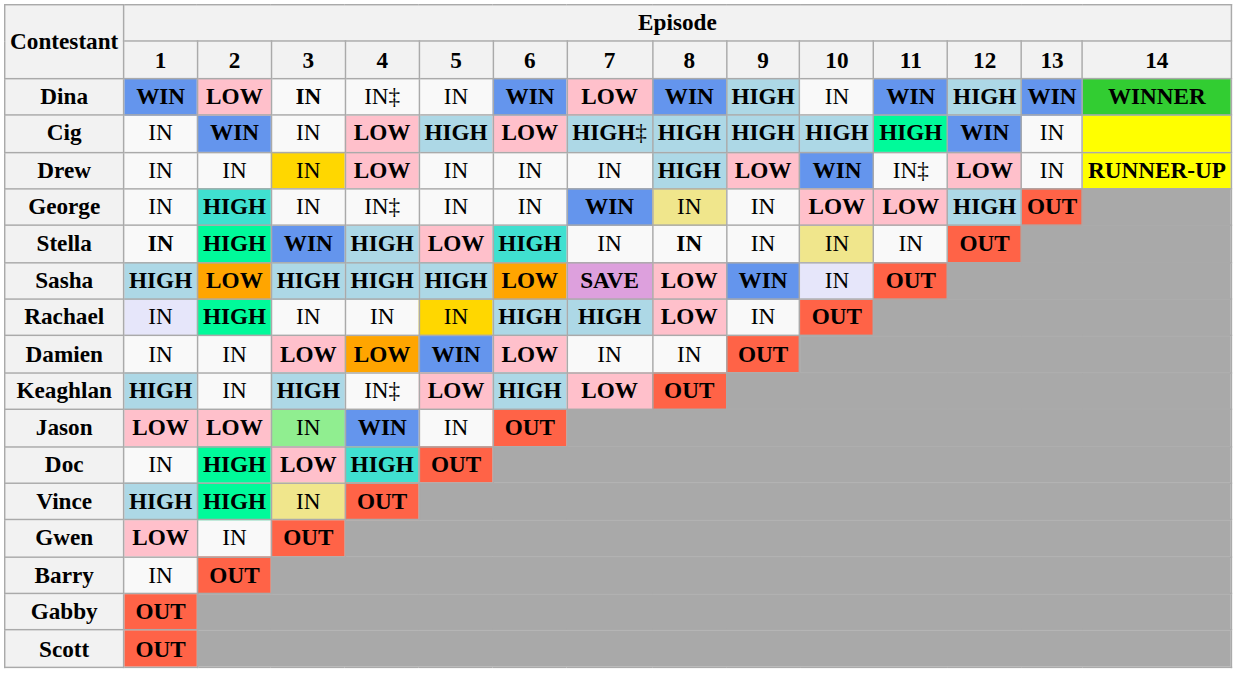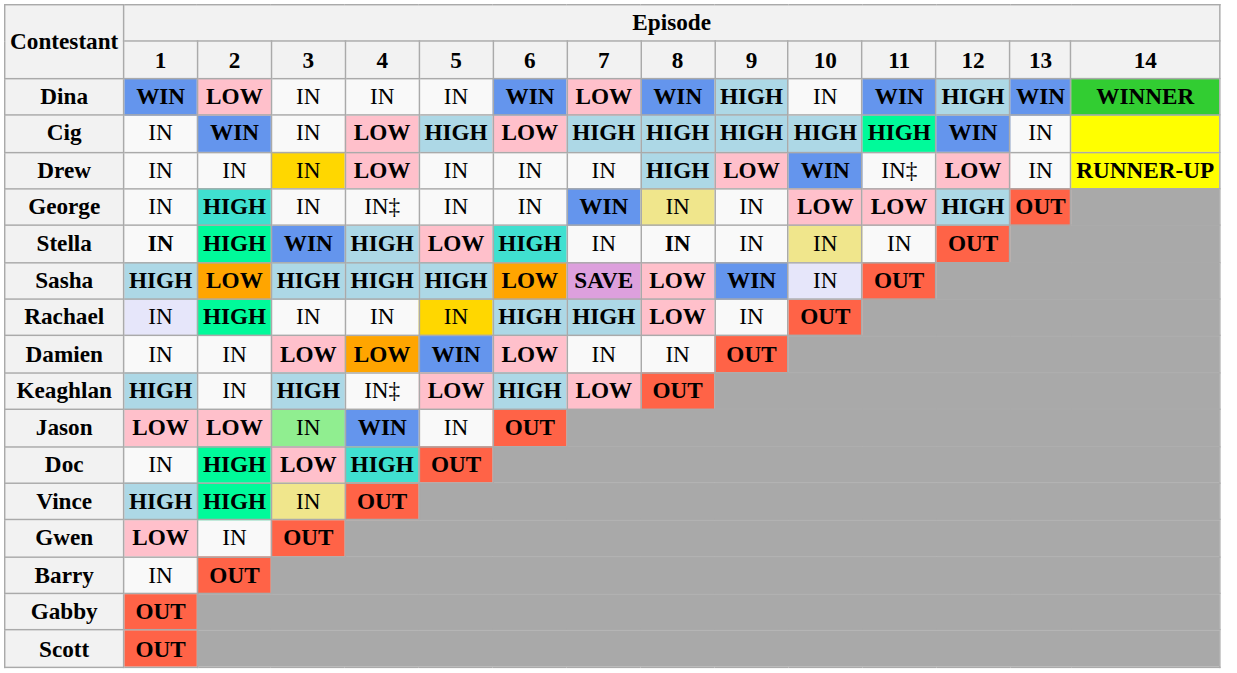(308, 96) bold -> (308, 96) normal
(382, 96) IN‡ -> (382, 96) IN
(610, 133) HIGH‡ -> (604, 133) HIGH
